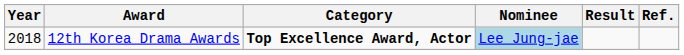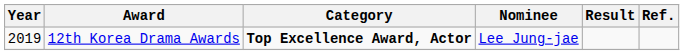(25, 39) 2018 -> (25, 39) 2019
(529, 39) lightblue background -> (529, 39) no background
